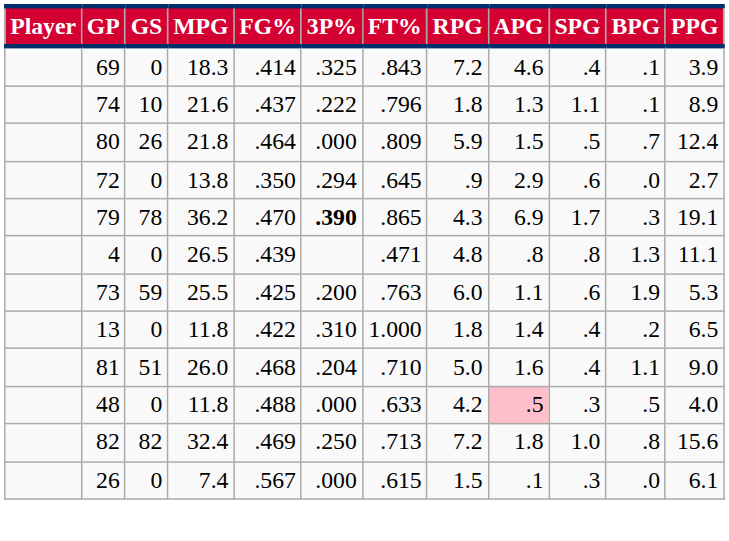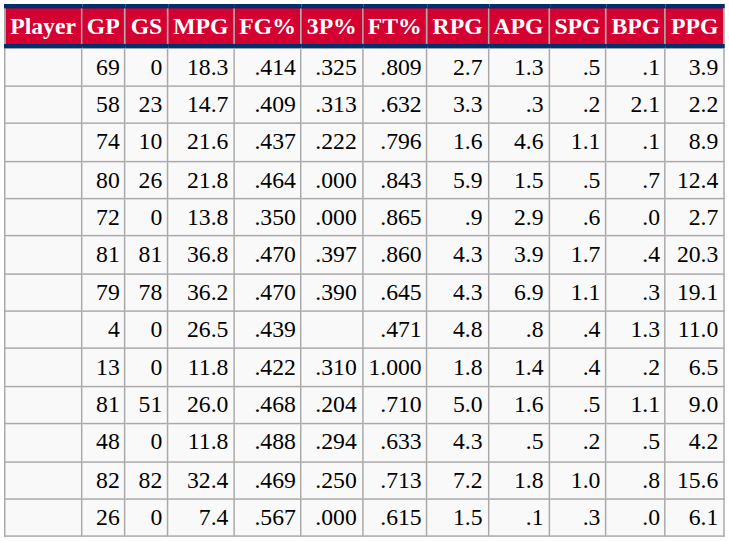(401, 66) .843 -> (401, 66) .809
(468, 66) 7.2 -> (468, 66) 2.7
(529, 66) 4.6 -> (529, 66) 1.3
(592, 66) .4 -> (592, 66) .5
+ row: (108, 104)
(468, 104) 1.8 -> (468, 141) 1.6
(529, 104) 1.3 -> (529, 141) 4.6
(401, 141) .809 -> (401, 179) .843
(336, 179) .294 -> (336, 216) .000
(401, 179) .645 -> (401, 216) .865
+ row: (108, 254)
(336, 216) bold -> (336, 292) normal
(401, 216) .865 -> (401, 292) .645
(586, 216) 1.7 -> (586, 292) 1.1
(592, 254) .8 -> (592, 329) .4
(698, 254) 11.1 -> (698, 329) 11.0
- row: (108, 292)
(592, 367) .4 -> (592, 404) .5
(336, 404) .000 -> (336, 442) .294
(468, 404) 4.2 -> (468, 442) 4.3
(535, 404) pink background -> (535, 442) no background
(592, 404) .3 -> (592, 442) .2
(704, 404) 4.0 -> (704, 442) 4.2
